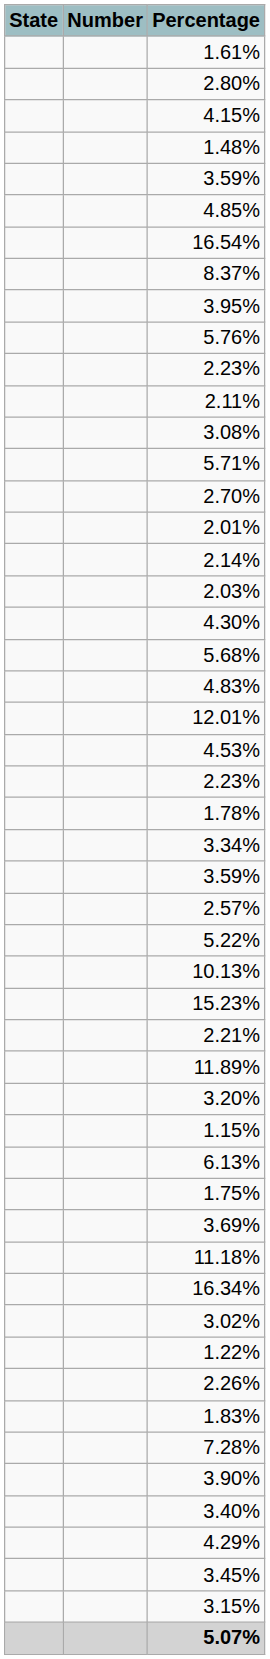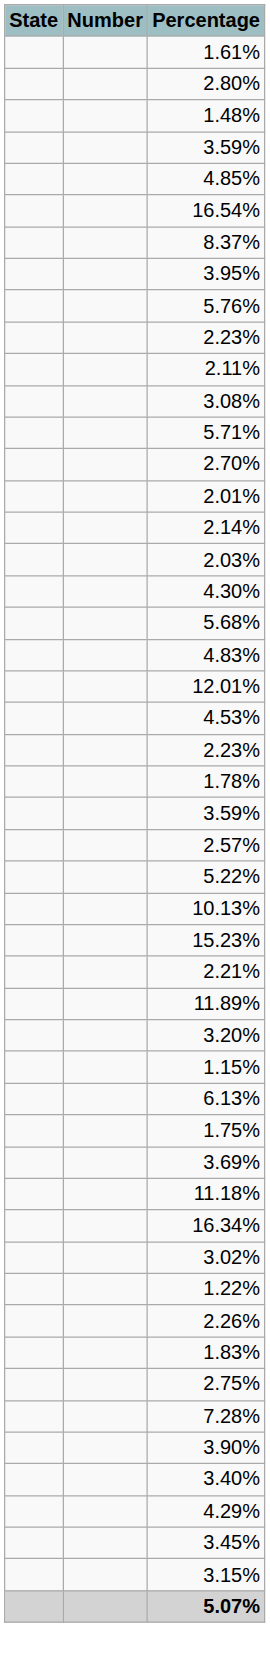- row: (34, 116)
- row: (34, 845)
+ row: (34, 1384)
